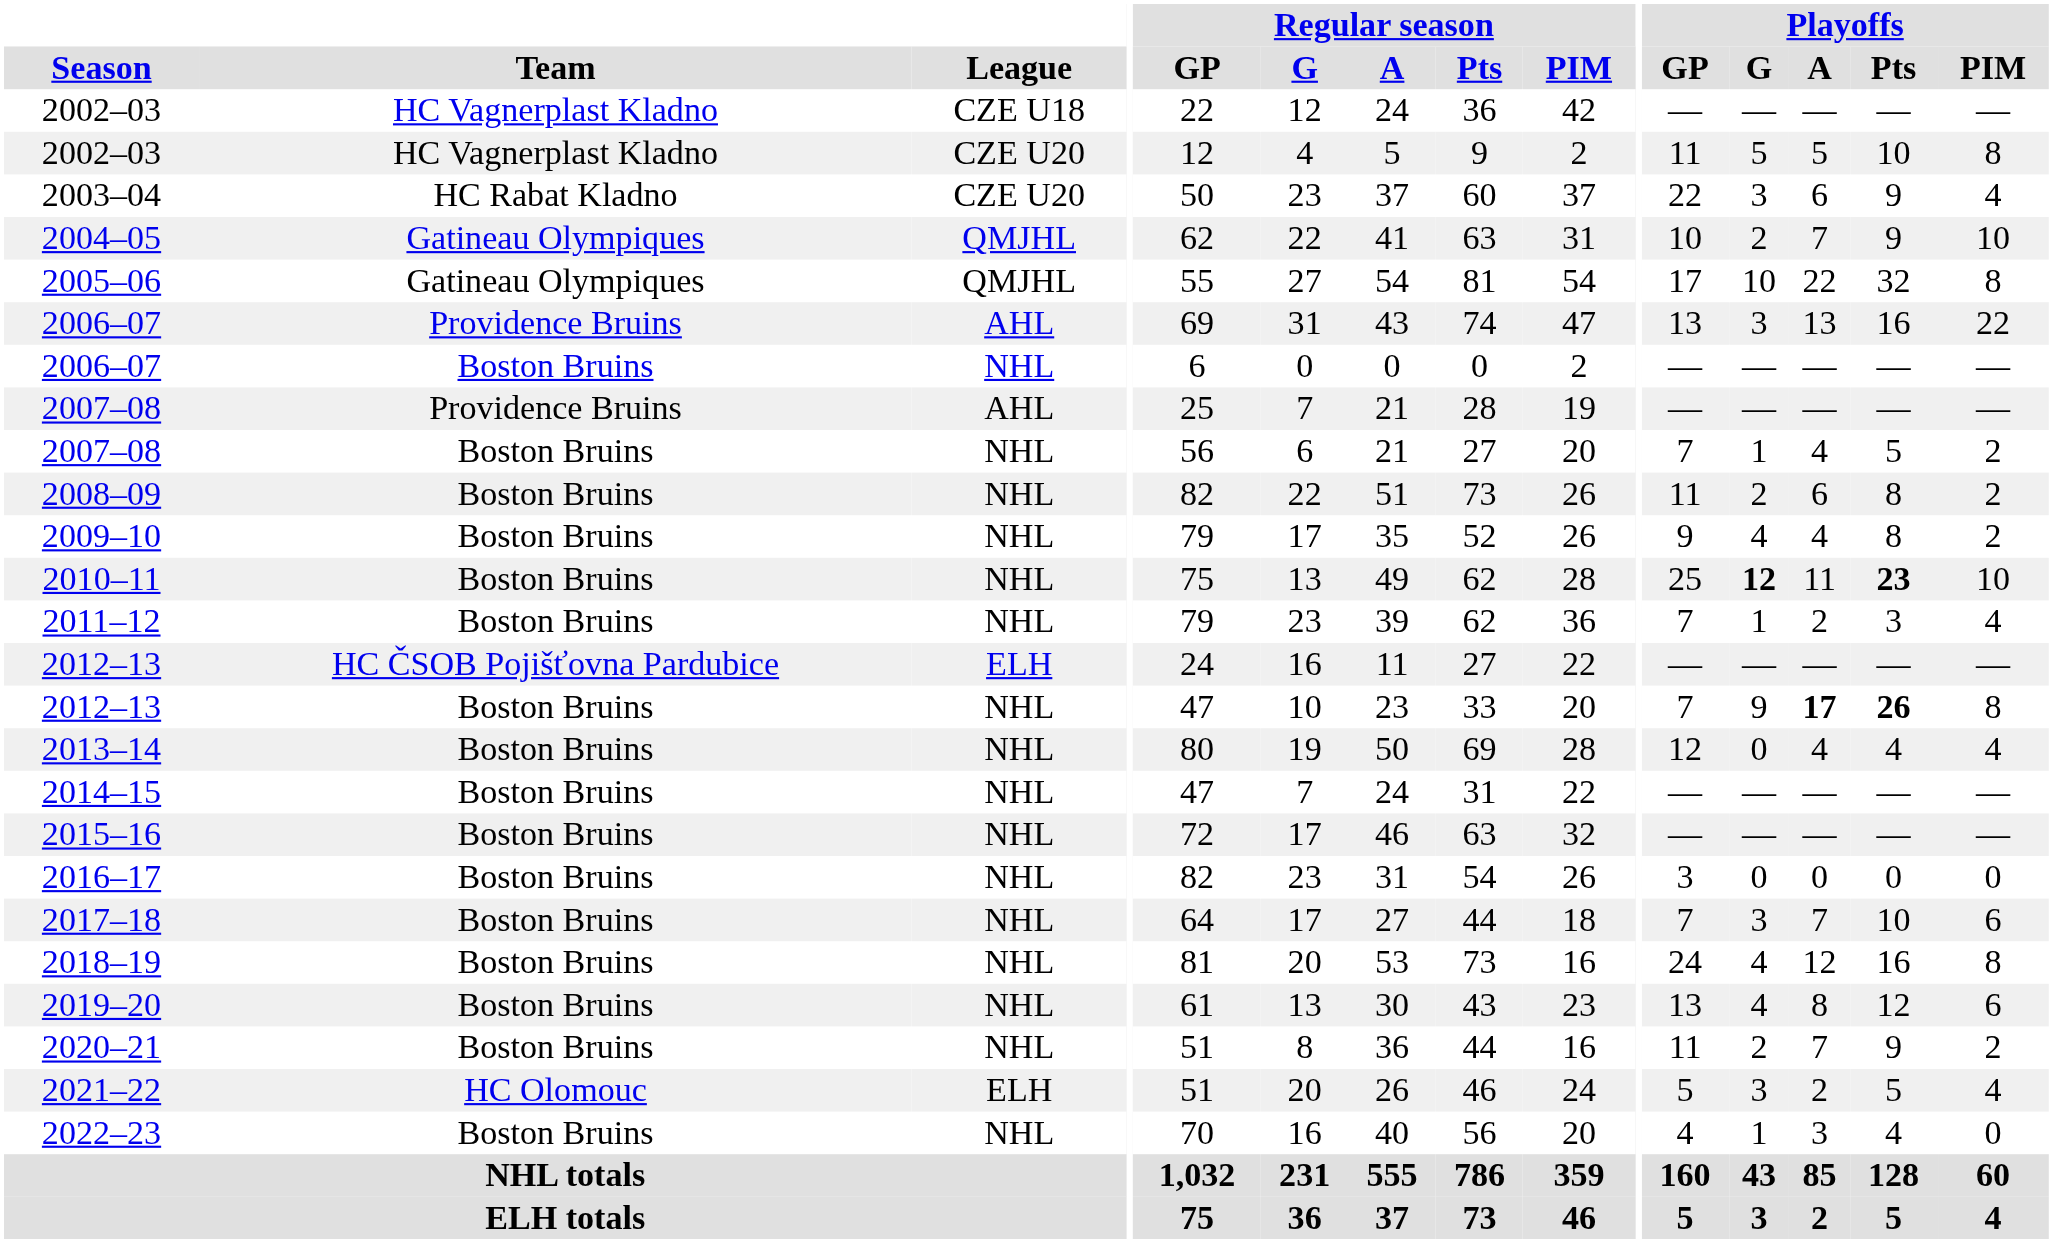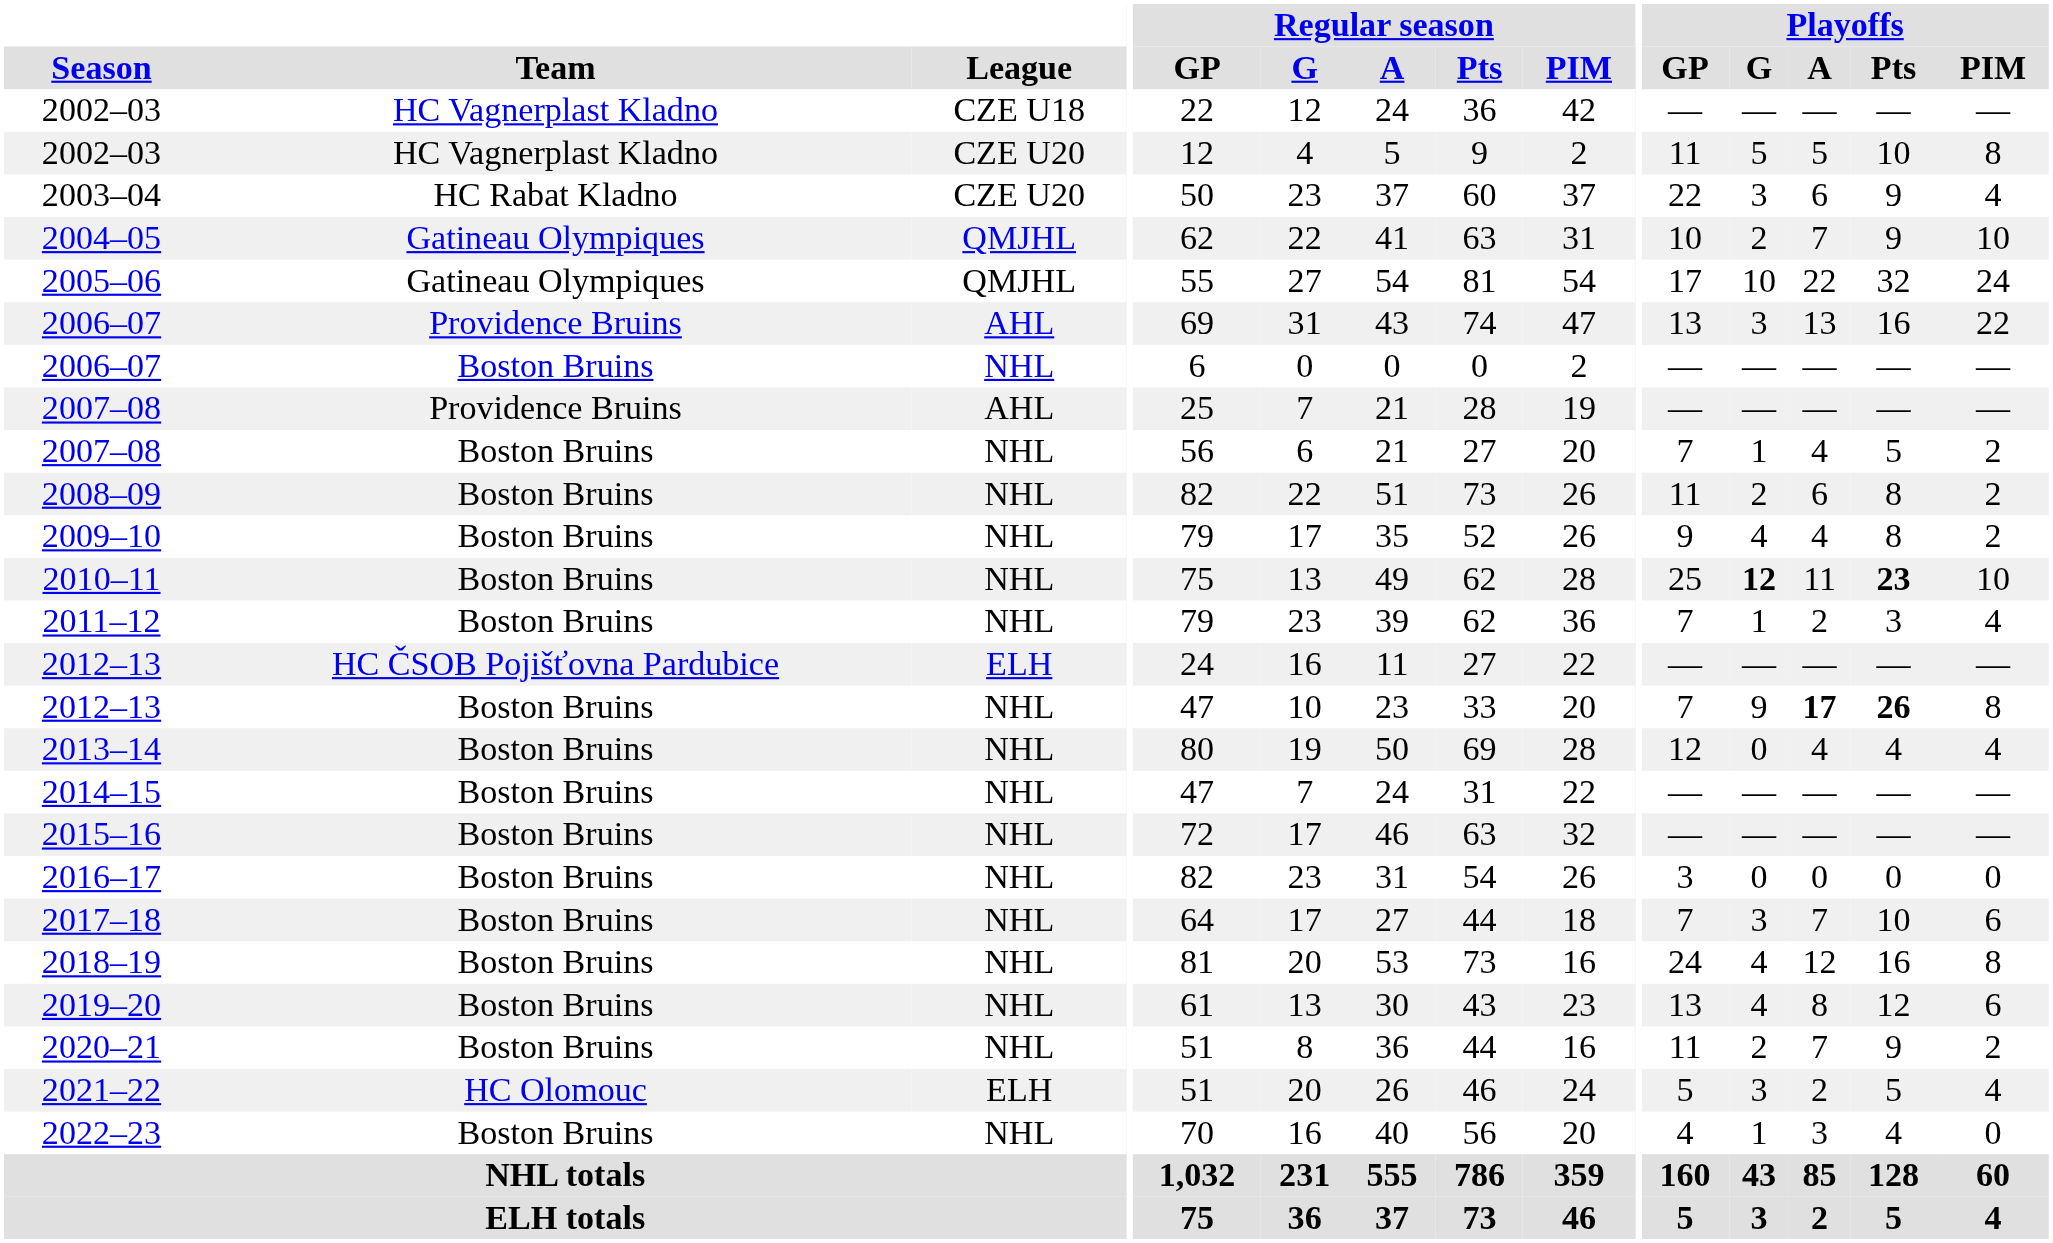(1993, 280) 8 -> (1993, 280) 24
